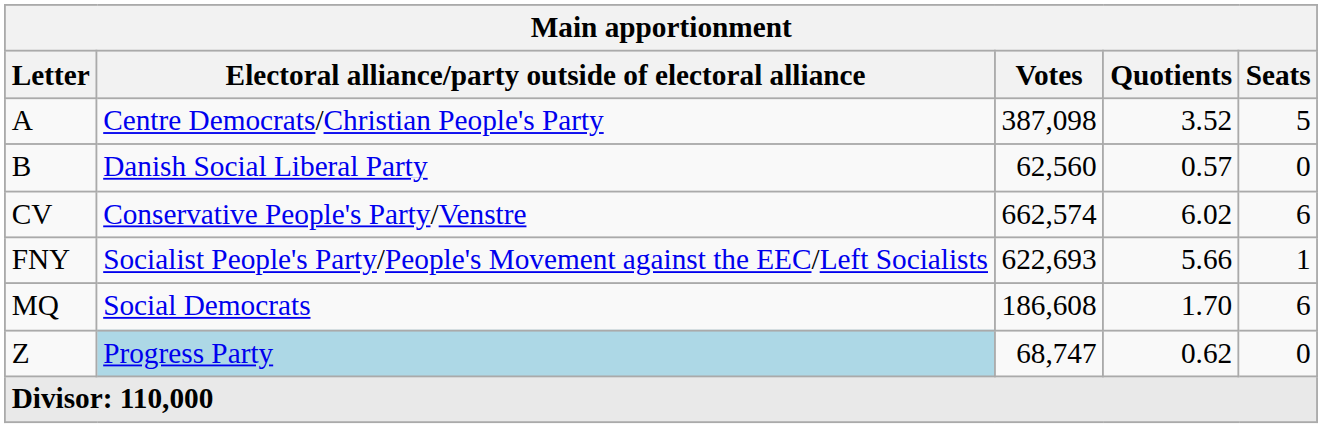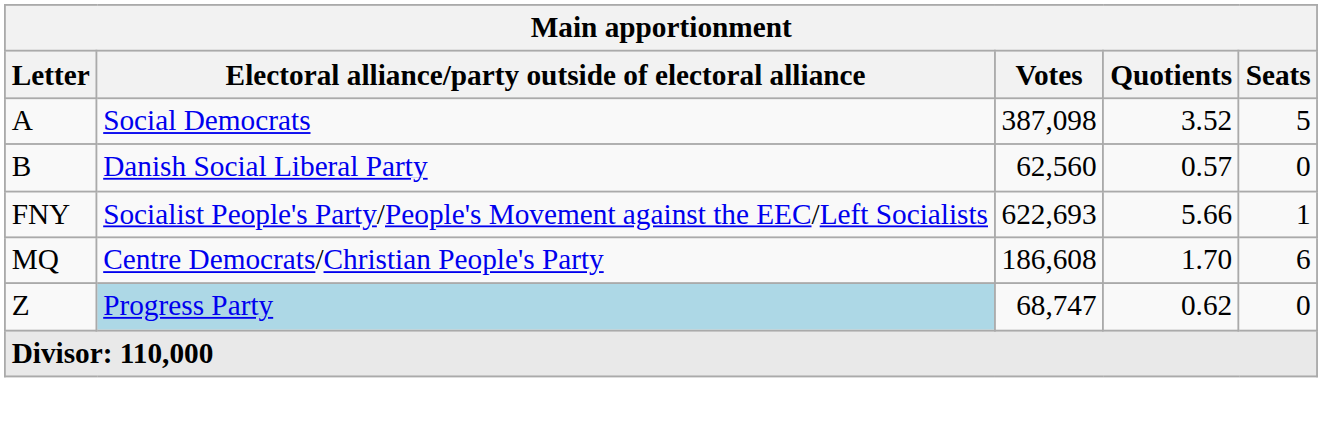(353, 120) Centre Democrats/Christian People's Party -> (207, 120) Social Democrats
- row: (32, 213)
(207, 306) Social Democrats -> (353, 259) Centre Democrats/Christian People's Party
